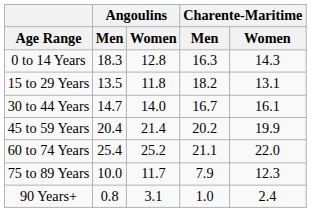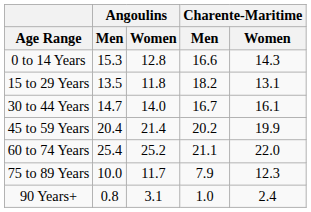(110, 60) 18.3 -> (110, 60) 15.3
(205, 60) 16.3 -> (205, 60) 16.6
